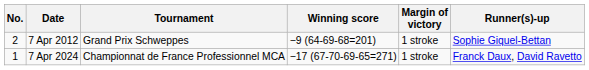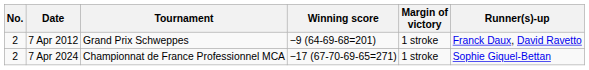(502, 41) Sophie Giquel-Bettan -> (517, 41) Franck Daux, David Ravetto
(15, 57) 1 -> (15, 57) 2
(517, 57) Franck Daux, David Ravetto -> (502, 57) Sophie Giquel-Bettan
